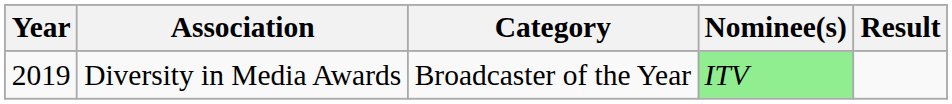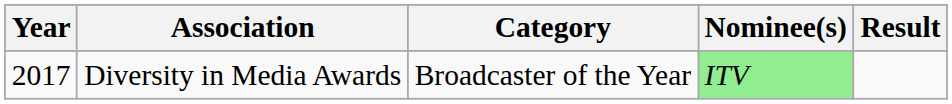(41, 74) 2019 -> (41, 74) 2017
